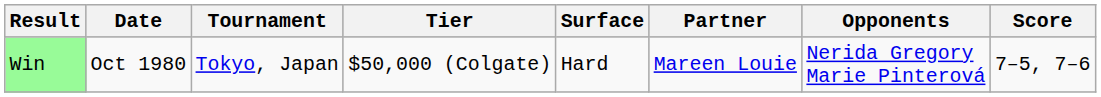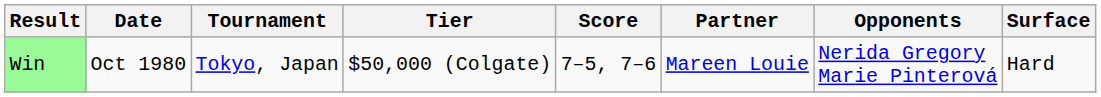columns swapped: (602, 21) <-> (1043, 21)
